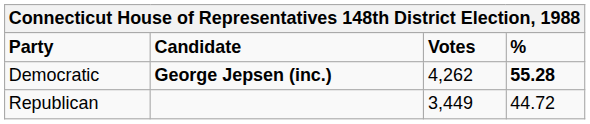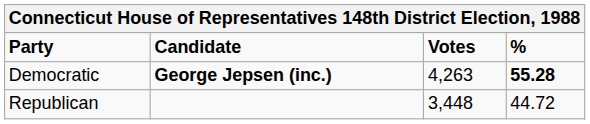(450, 75) 4,262 -> (450, 75) 4,263
(450, 103) 3,449 -> (450, 103) 3,448
